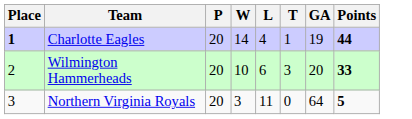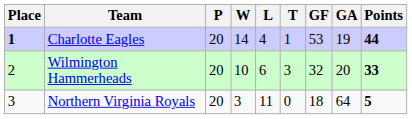+ column: (319, 16)
